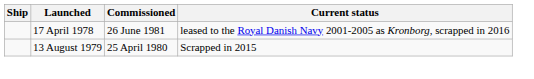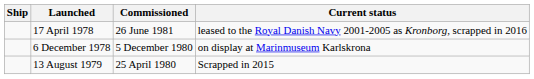+ row: (72, 47)
